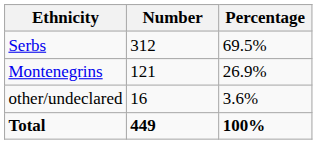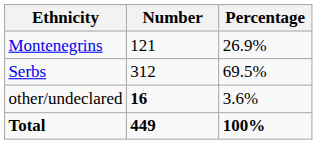rows swapped: (27, 44) <-> (56, 71)
(139, 98) normal -> (139, 98) bold
